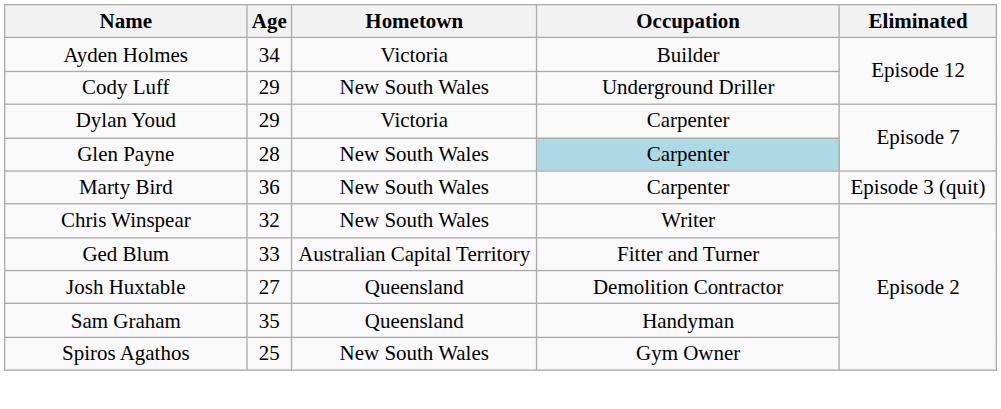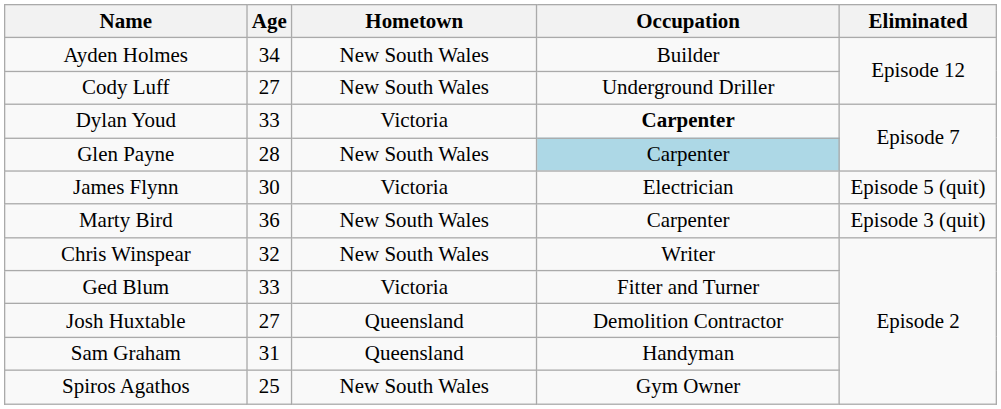(414, 54) Victoria -> (414, 54) New South Wales
(269, 87) 29 -> (269, 87) 27
(269, 120) 29 -> (269, 120) 33
(688, 120) normal -> (688, 120) bold
+ row: (126, 187)
(414, 253) Australian Capital Territory -> (414, 287) Victoria
(269, 320) 35 -> (269, 353) 31
